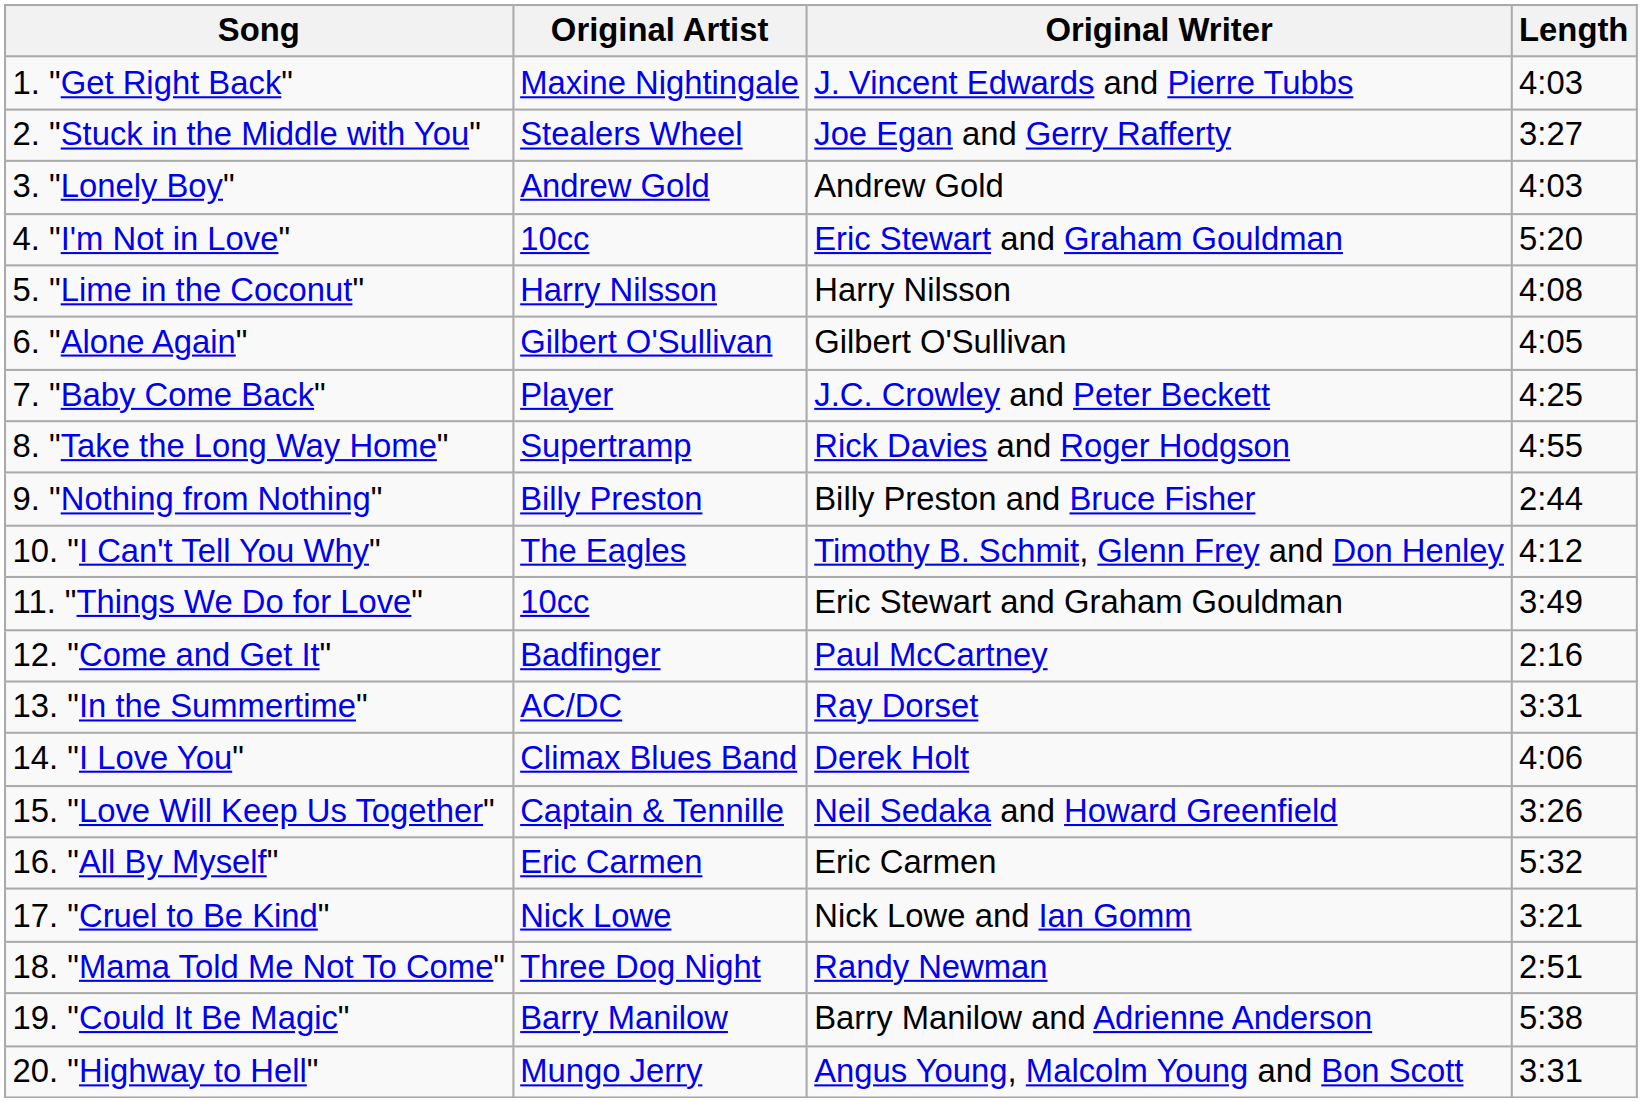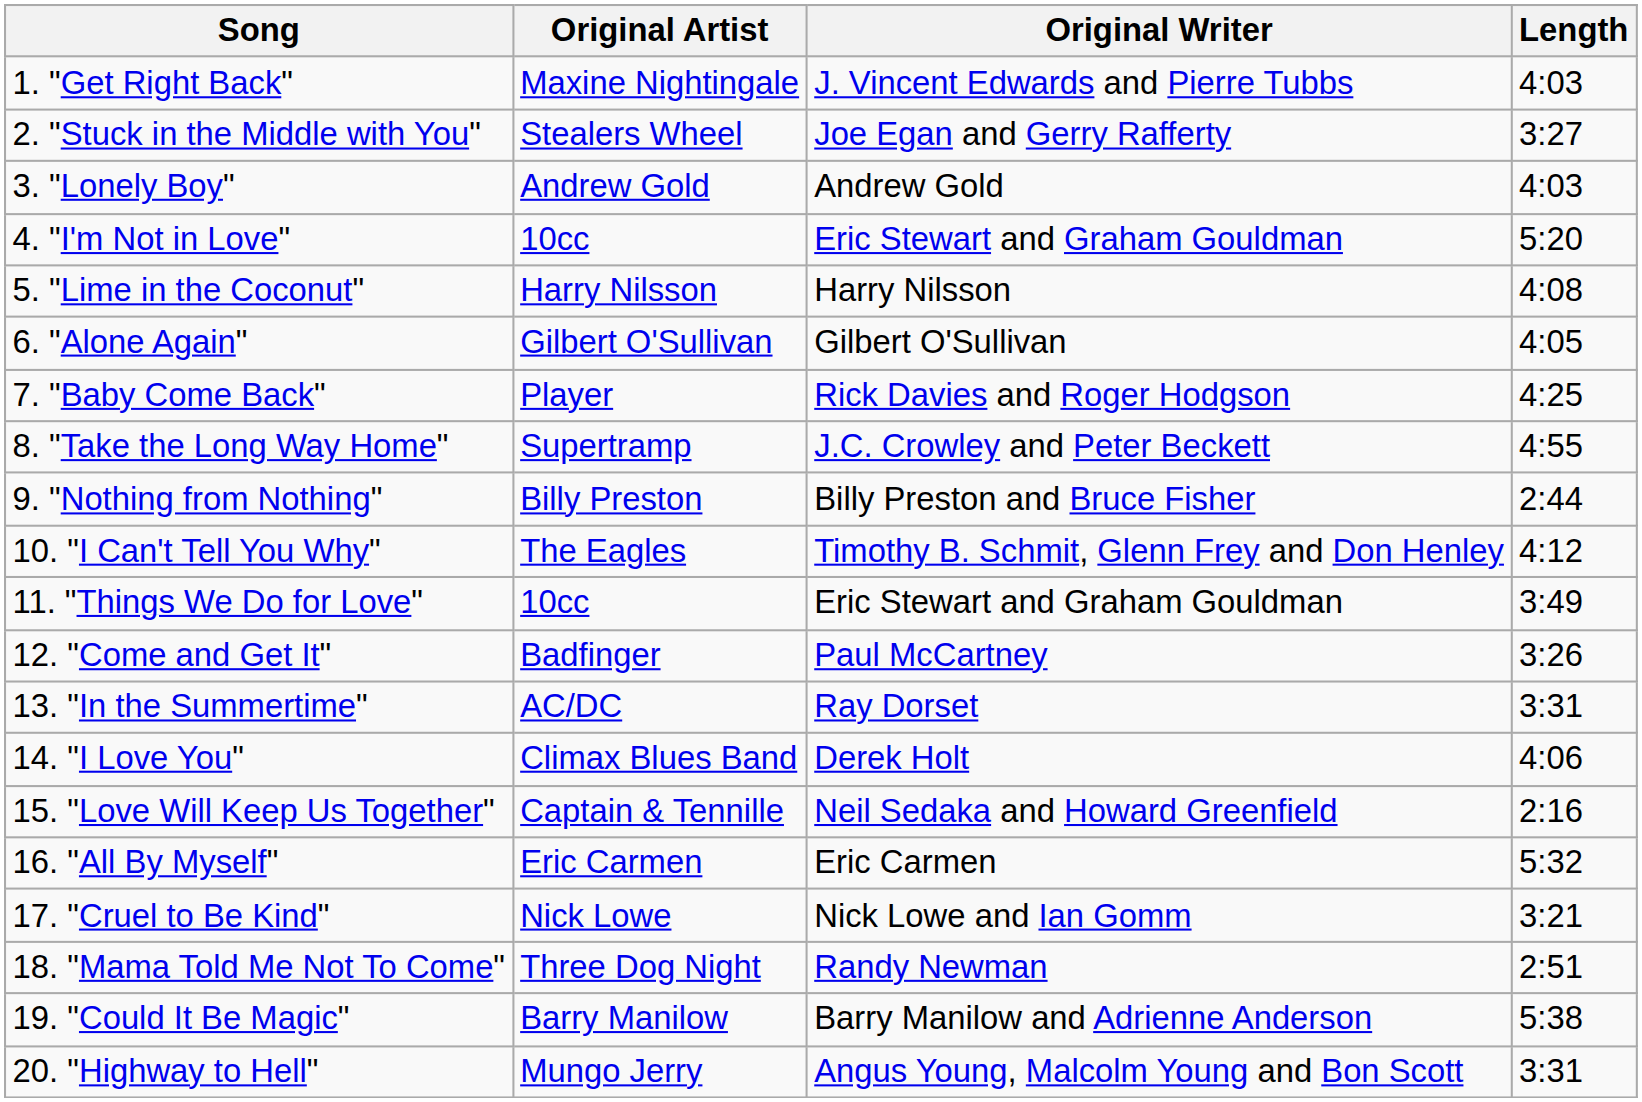(1042, 394) J.C. Crowley and Peter Beckett -> (1052, 394) Rick Davies and Roger Hodgson
(1052, 446) Rick Davies and Roger Hodgson -> (1042, 446) J.C. Crowley and Peter Beckett
(1551, 654) 2:16 -> (1551, 654) 3:26
(1551, 810) 3:26 -> (1551, 810) 2:16
